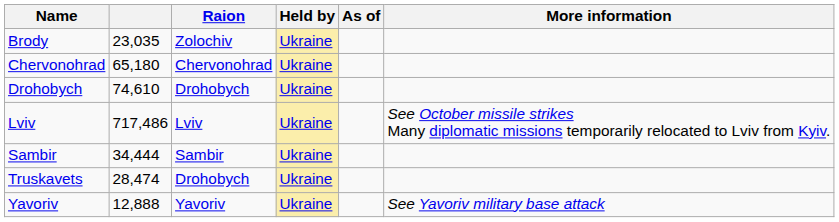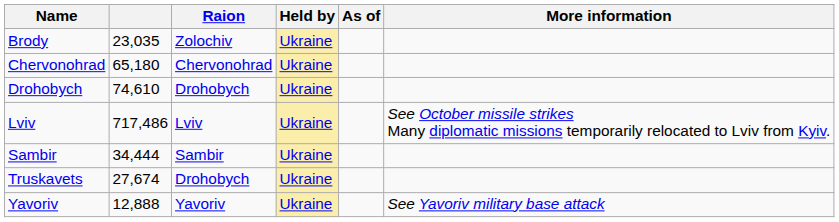(136, 180) 28,474 -> (136, 180) 27,674
